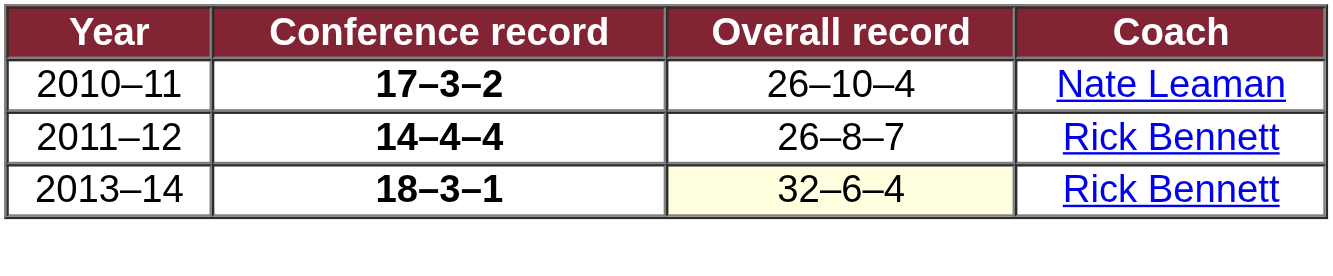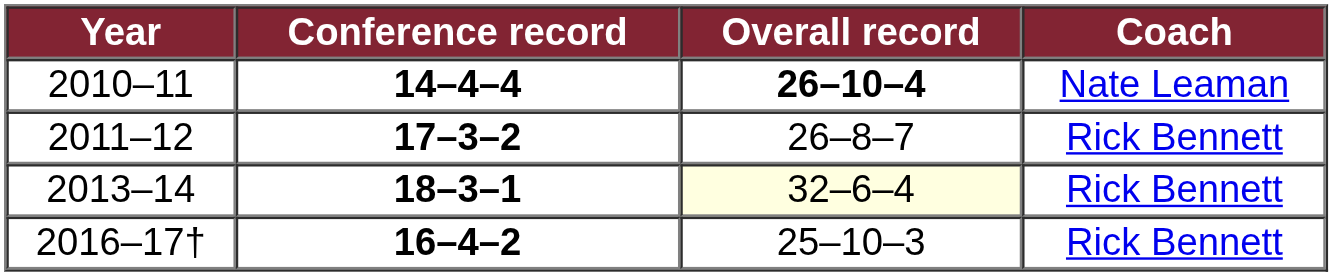(439, 84) 17–3–2 -> (458, 84) 14–4–4
(841, 84) normal -> (851, 84) bold
(439, 137) 14–4–4 -> (458, 137) 17–3–2
+ row: (121, 242)
